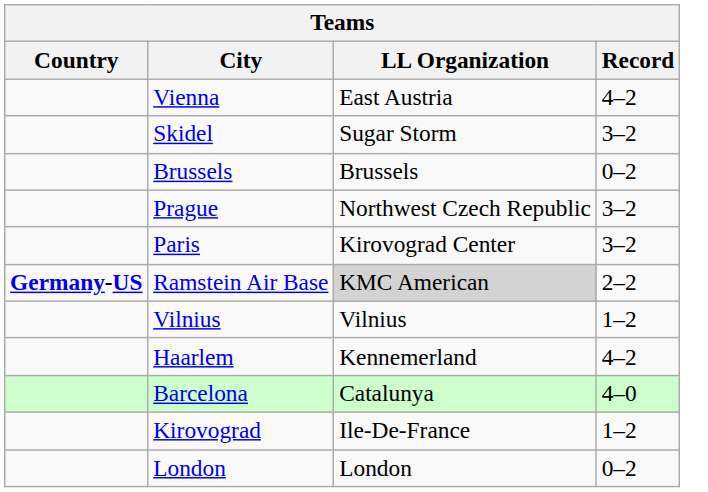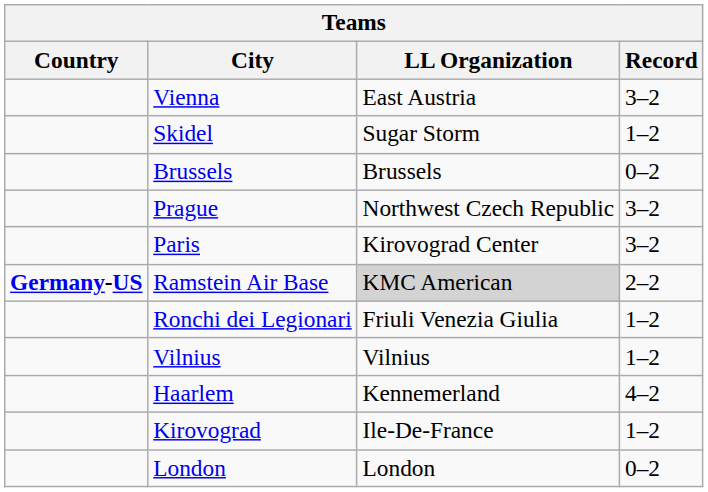(619, 97) 4–2 -> (643, 97) 3–2
(619, 134) 3–2 -> (643, 134) 1–2
+ row: (252, 319)
- row: (201, 393)
